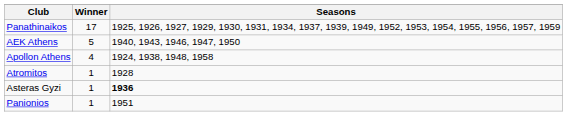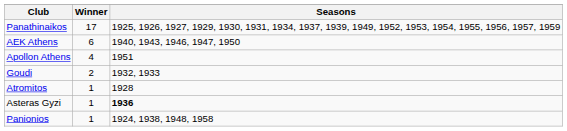(91, 42) 5 -> (91, 42) 6
(163, 57) 1924, 1938, 1948, 1958 -> (123, 57) 1951
+ row: (19, 73)
(123, 103) 1951 -> (163, 118) 1924, 1938, 1948, 1958
